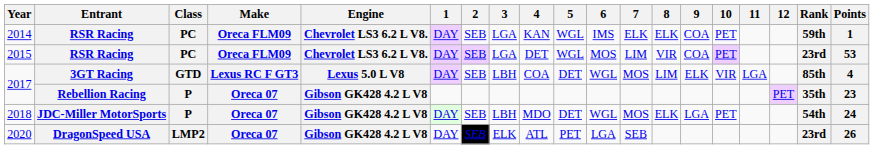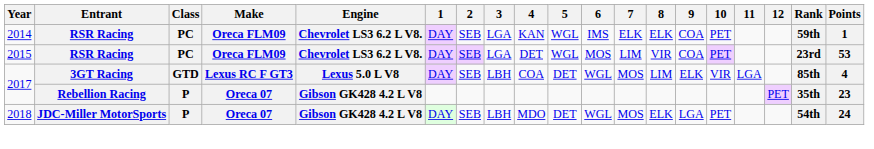- row: (19, 134)
